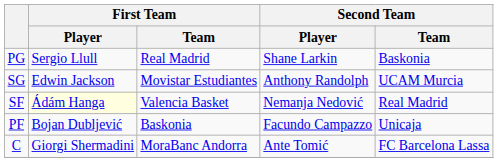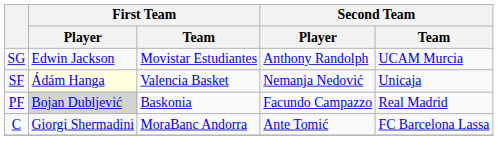- row: (16, 59)
(413, 102) Real Madrid -> (400, 80) Unicaja
(77, 124) no background -> (77, 102) lightgrey background
(400, 124) Unicaja -> (413, 102) Real Madrid
